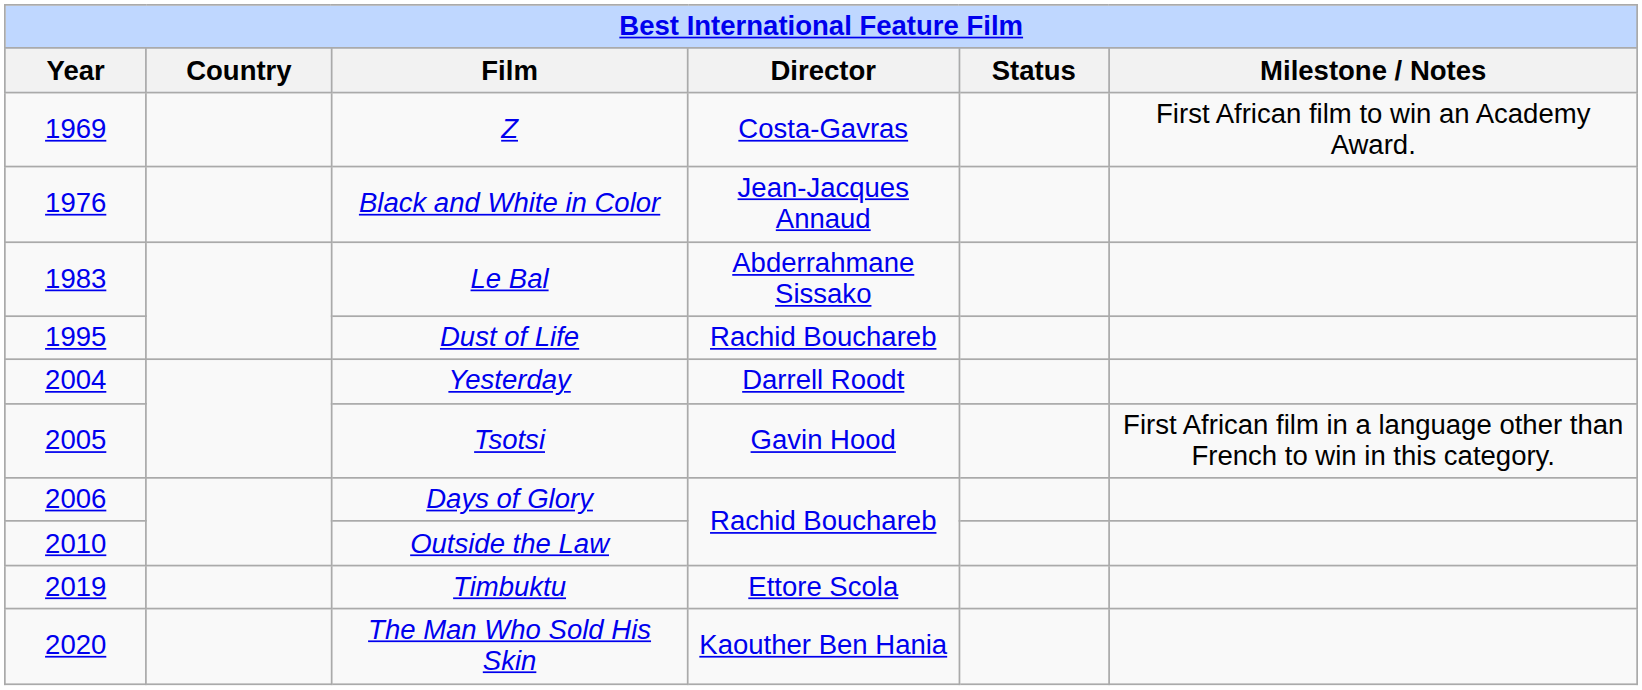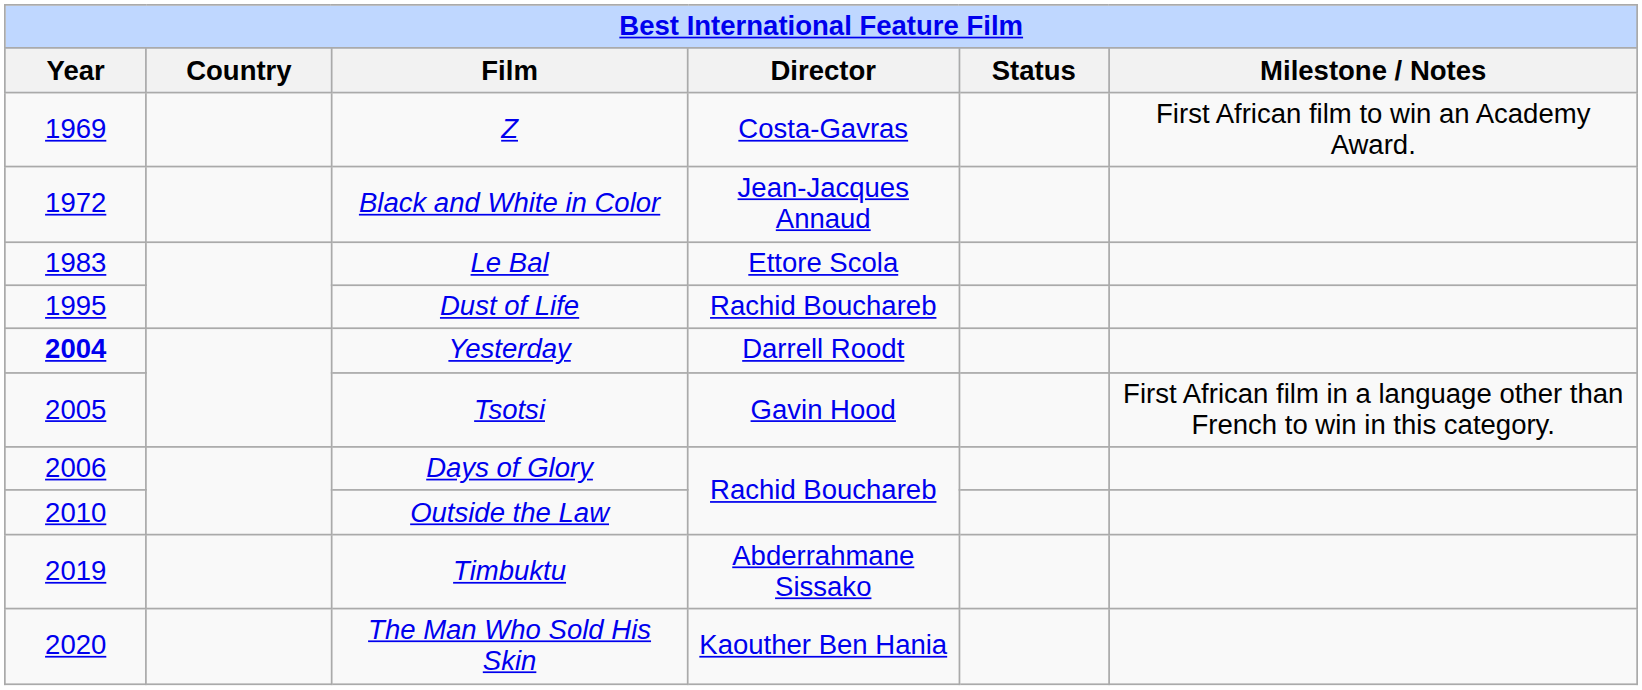(76, 203) 1976 -> (76, 203) 1972
(823, 278) Abderrahmane Sissako -> (823, 262) Ettore Scola
(76, 381) normal -> (76, 350) bold
(823, 586) Ettore Scola -> (823, 571) Abderrahmane Sissako
